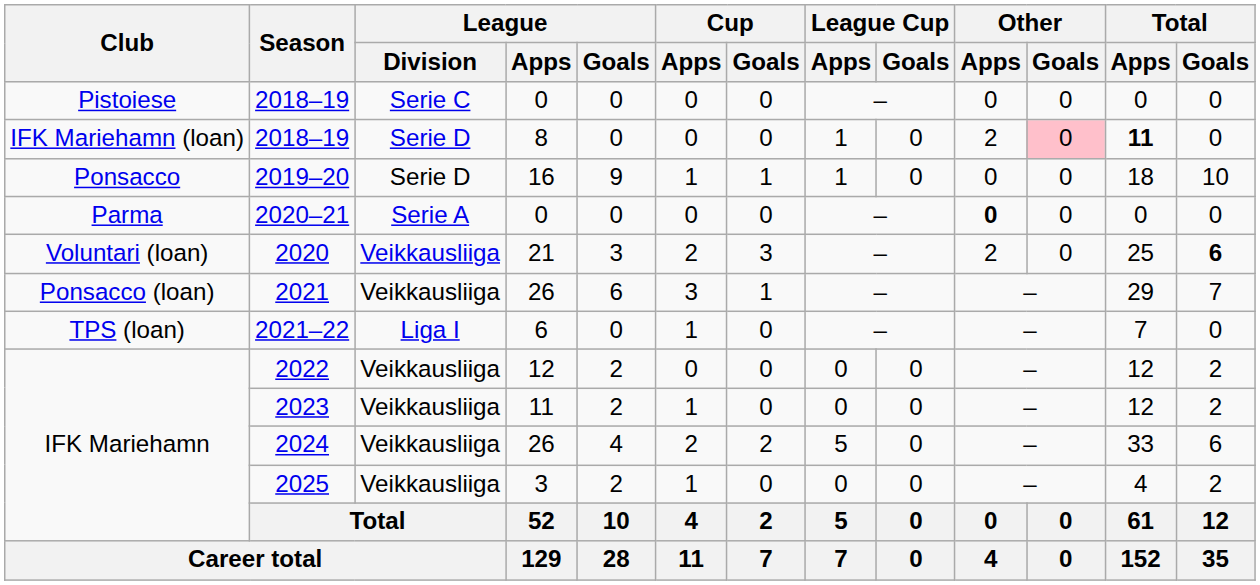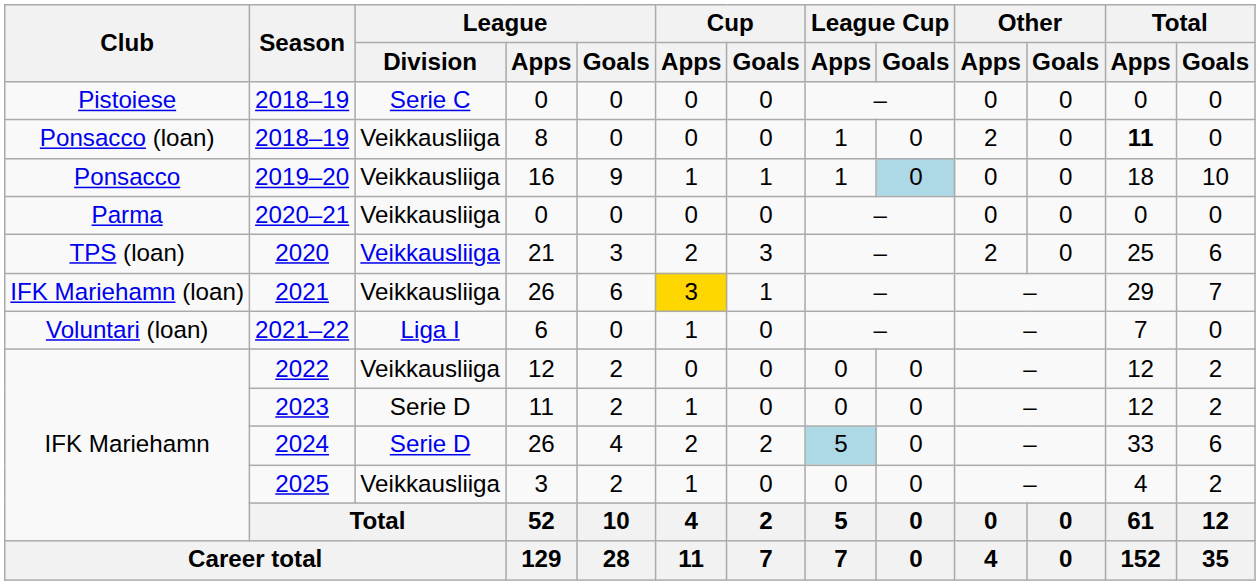(127, 138) IFK Mariehamn (loan) -> (127, 138) Ponsacco (loan)
(430, 138) Serie D -> (430, 138) Veikkausliiga
(1066, 138) pink background -> (1066, 138) no background
(430, 176) Serie D -> (430, 176) Veikkausliiga
(916, 176) no background -> (916, 176) lightblue background
(430, 215) Serie A -> (430, 215) Veikkausliiga
(991, 215) bold -> (991, 215) normal
(127, 253) Voluntari (loan) -> (127, 253) TPS (loan)
(1216, 253) bold -> (1216, 253) normal
(127, 291) Ponsacco (loan) -> (127, 291) IFK Mariehamn (loan)
(691, 291) no background -> (691, 291) gold background
(127, 330) TPS (loan) -> (127, 330) Voluntari (loan)
(430, 406) Veikkausliiga -> (430, 406) Serie D
(430, 445) Veikkausliiga -> (430, 445) Serie D
(841, 445) no background -> (841, 445) lightblue background
